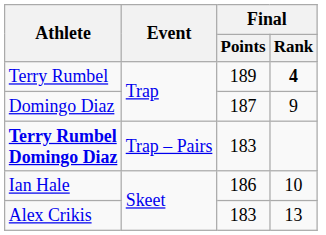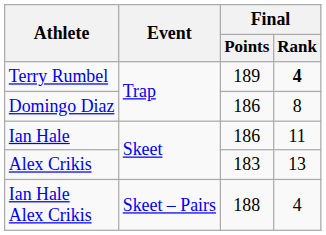(243, 106) 187 -> (247, 106) 186
(293, 106) 9 -> (297, 106) 8
- row: (63, 146)
(293, 186) 10 -> (297, 135) 11
+ row: (50, 205)
